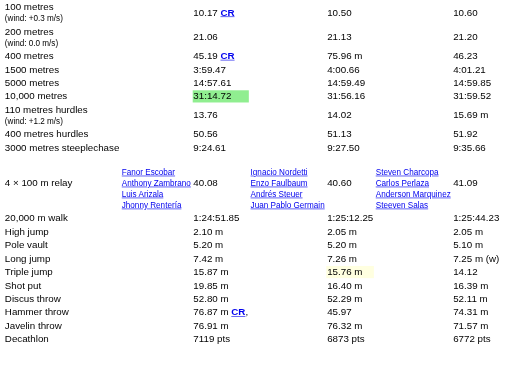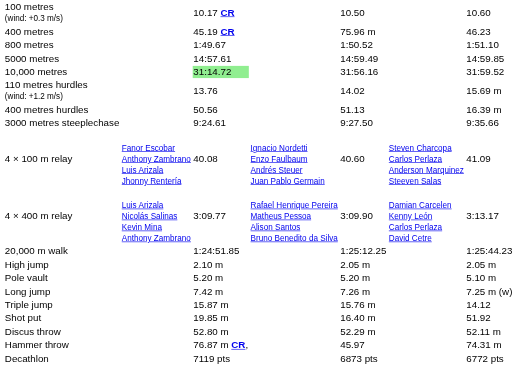- row: (31, 37)
+ row: (29, 45)
- row: (32, 69)
(465, 134) 51.92 -> (484, 109) 16.39 m
+ row: (39, 216)
(345, 272) lightyellow background -> (358, 305) no background
(471, 285) 16.39 m -> (479, 318) 51.92
- row: (33, 325)
